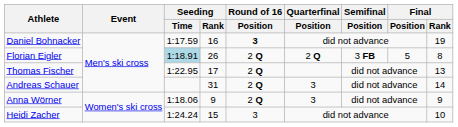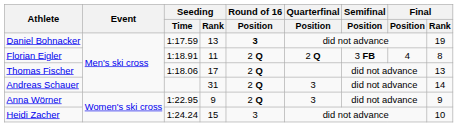(213, 41) 16 -> (213, 41) 13
(182, 56) lightblue background -> (182, 56) no background
(213, 56) 26 -> (213, 56) 11
(407, 56) 5 -> (407, 56) 4
(182, 70) 1:22.95 -> (182, 70) 1:18.06
(182, 100) 1:18.06 -> (182, 100) 1:22.95
